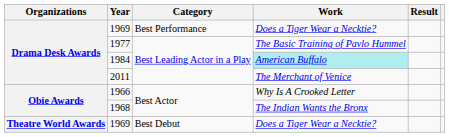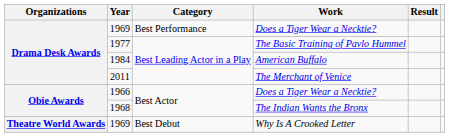(291, 60) paleturquoise background -> (291, 60) no background
(305, 92) Why Is A Crooked Letter -> (316, 92) Does a Tiger Wear a Necktie?
(316, 124) Does a Tiger Wear a Necktie? -> (305, 124) Why Is A Crooked Letter
